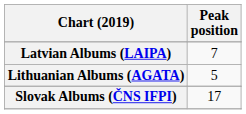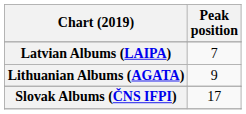(214, 75) 5 -> (214, 75) 9
